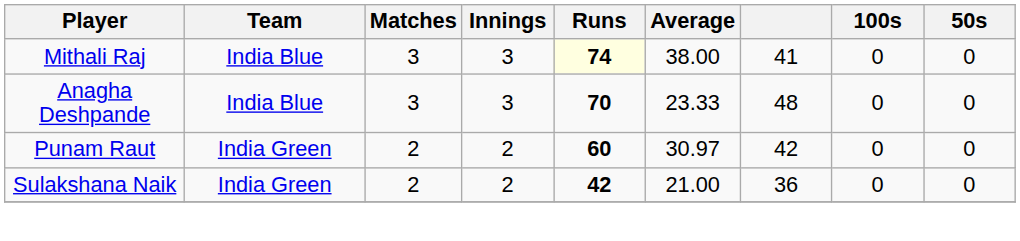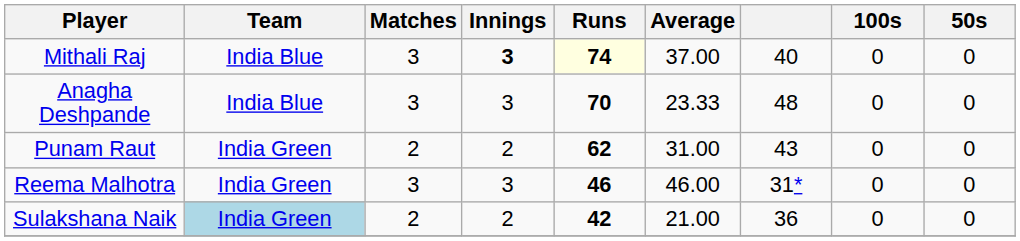(508, 56) normal -> (508, 56) bold
(693, 56) 38.00 -> (693, 56) 37.00
(786, 56) 41 -> (786, 56) 40
(599, 149) 60 -> (599, 149) 62
(693, 149) 30.97 -> (693, 149) 31.00
(786, 149) 42 -> (786, 149) 43
+ row: (95, 184)
(275, 184) no background -> (275, 218) lightblue background
